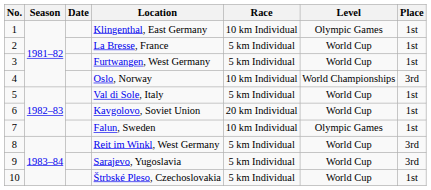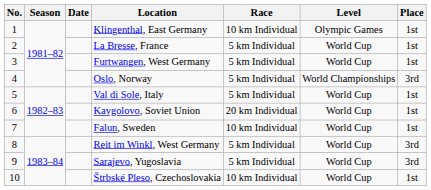(262, 78) 10 km Individual -> (262, 78) 5 km Individual
(349, 128) Olympic Games -> (349, 128) World Cup
(262, 177) 5 km Individual -> (262, 177) 10 km Individual
